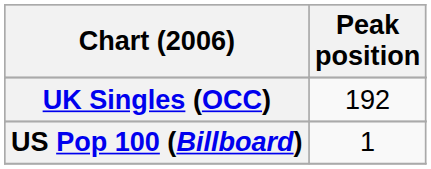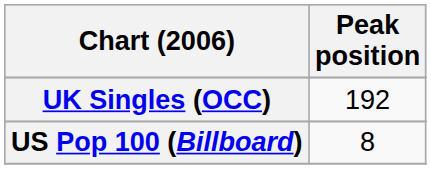(368, 142) 1 -> (368, 142) 8
